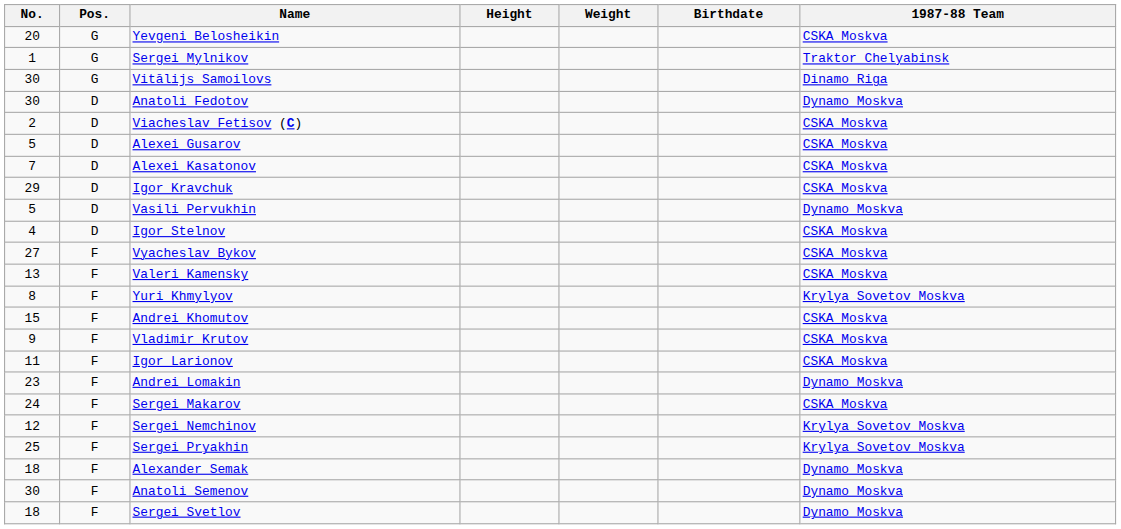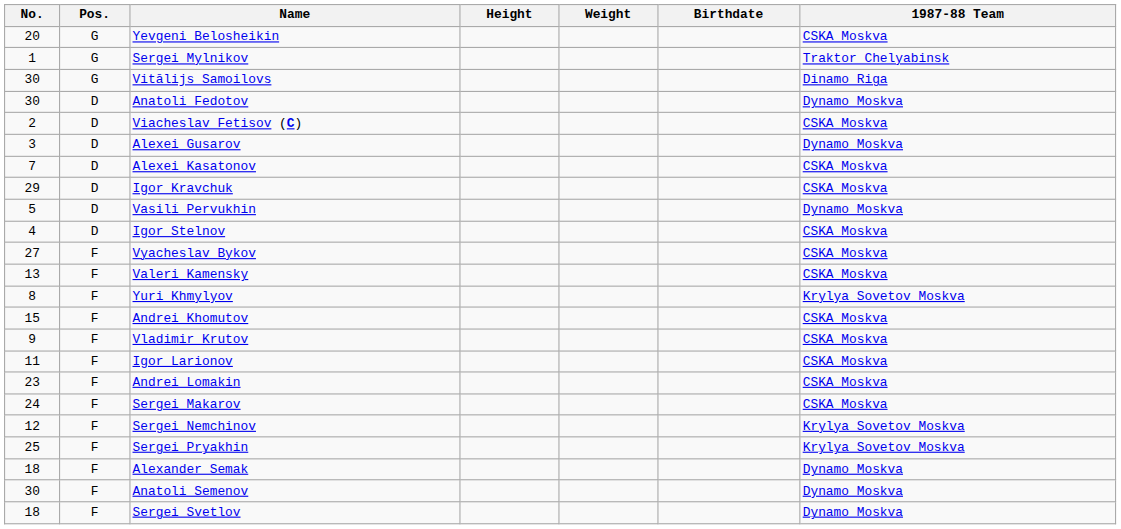(32, 145) 5 -> (32, 145) 3
(845, 145) CSKA Moskva -> (853, 145) Dynamo Moskva
(853, 383) Dynamo Moskva -> (845, 383) CSKA Moskva
